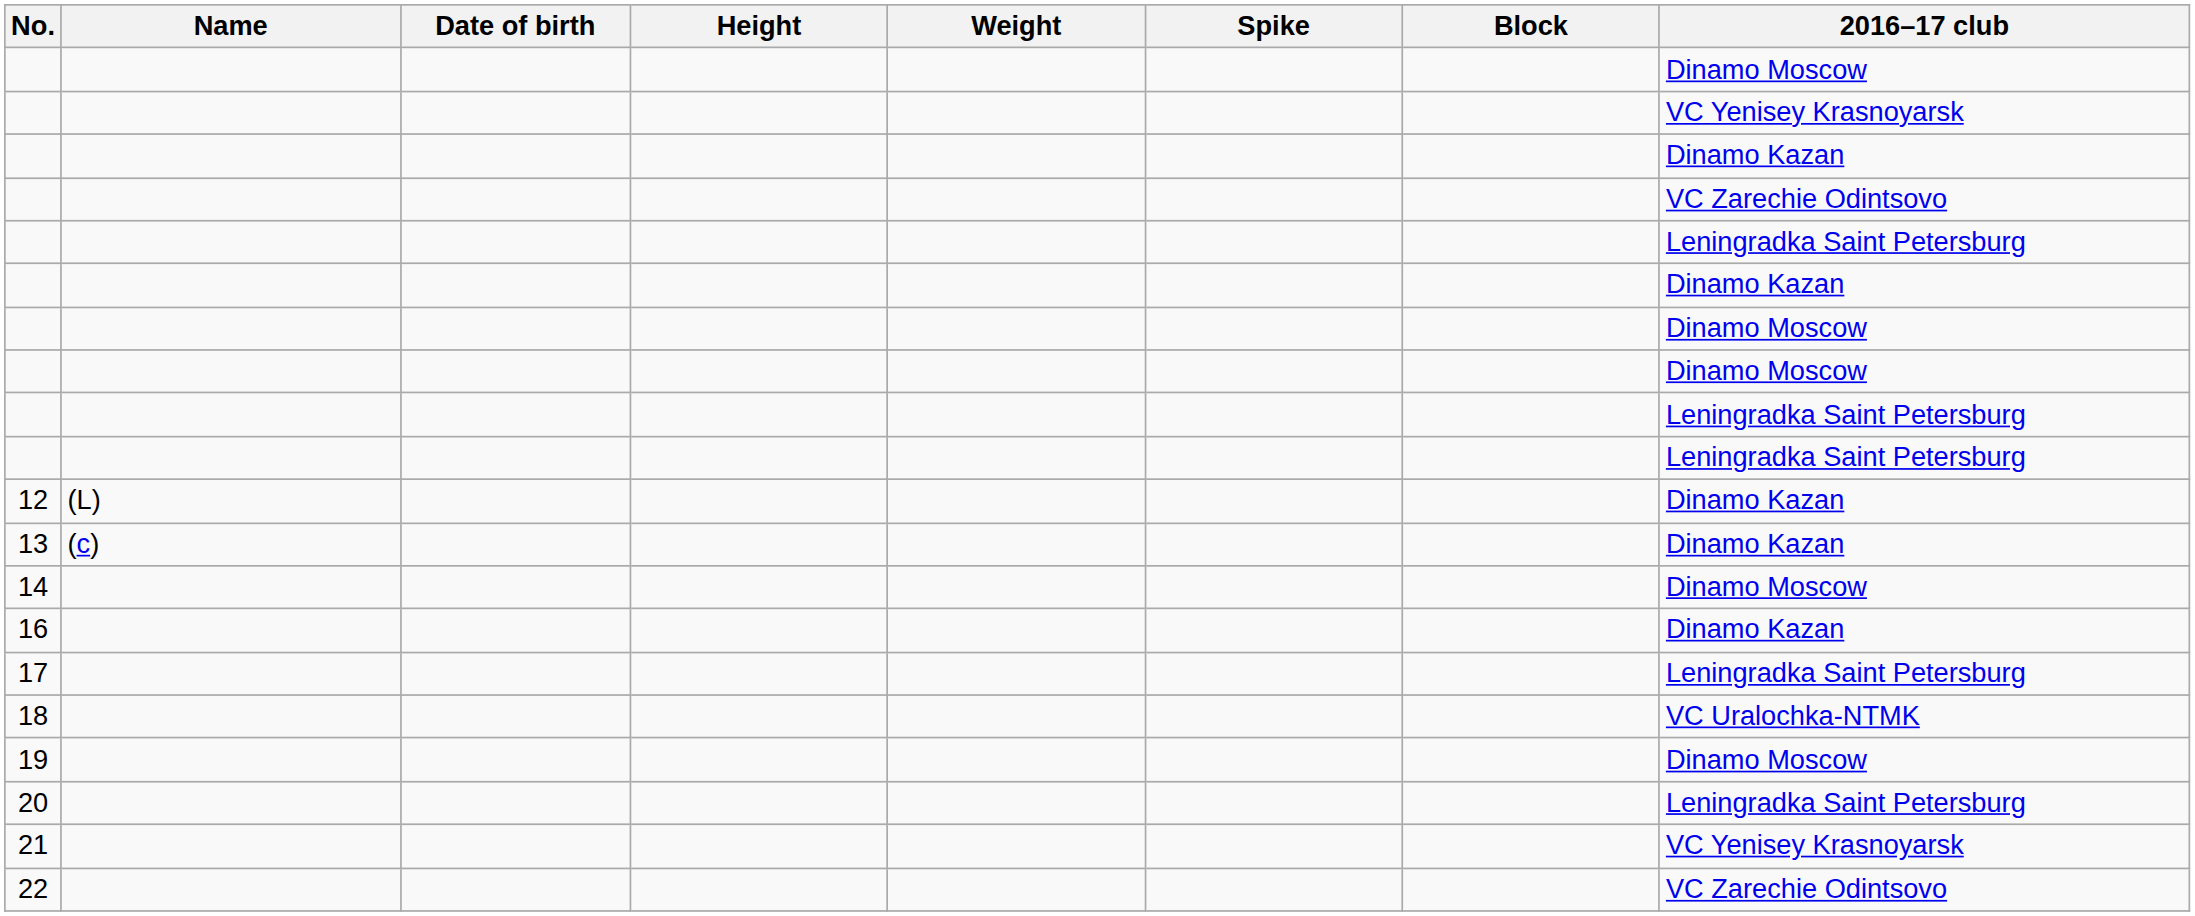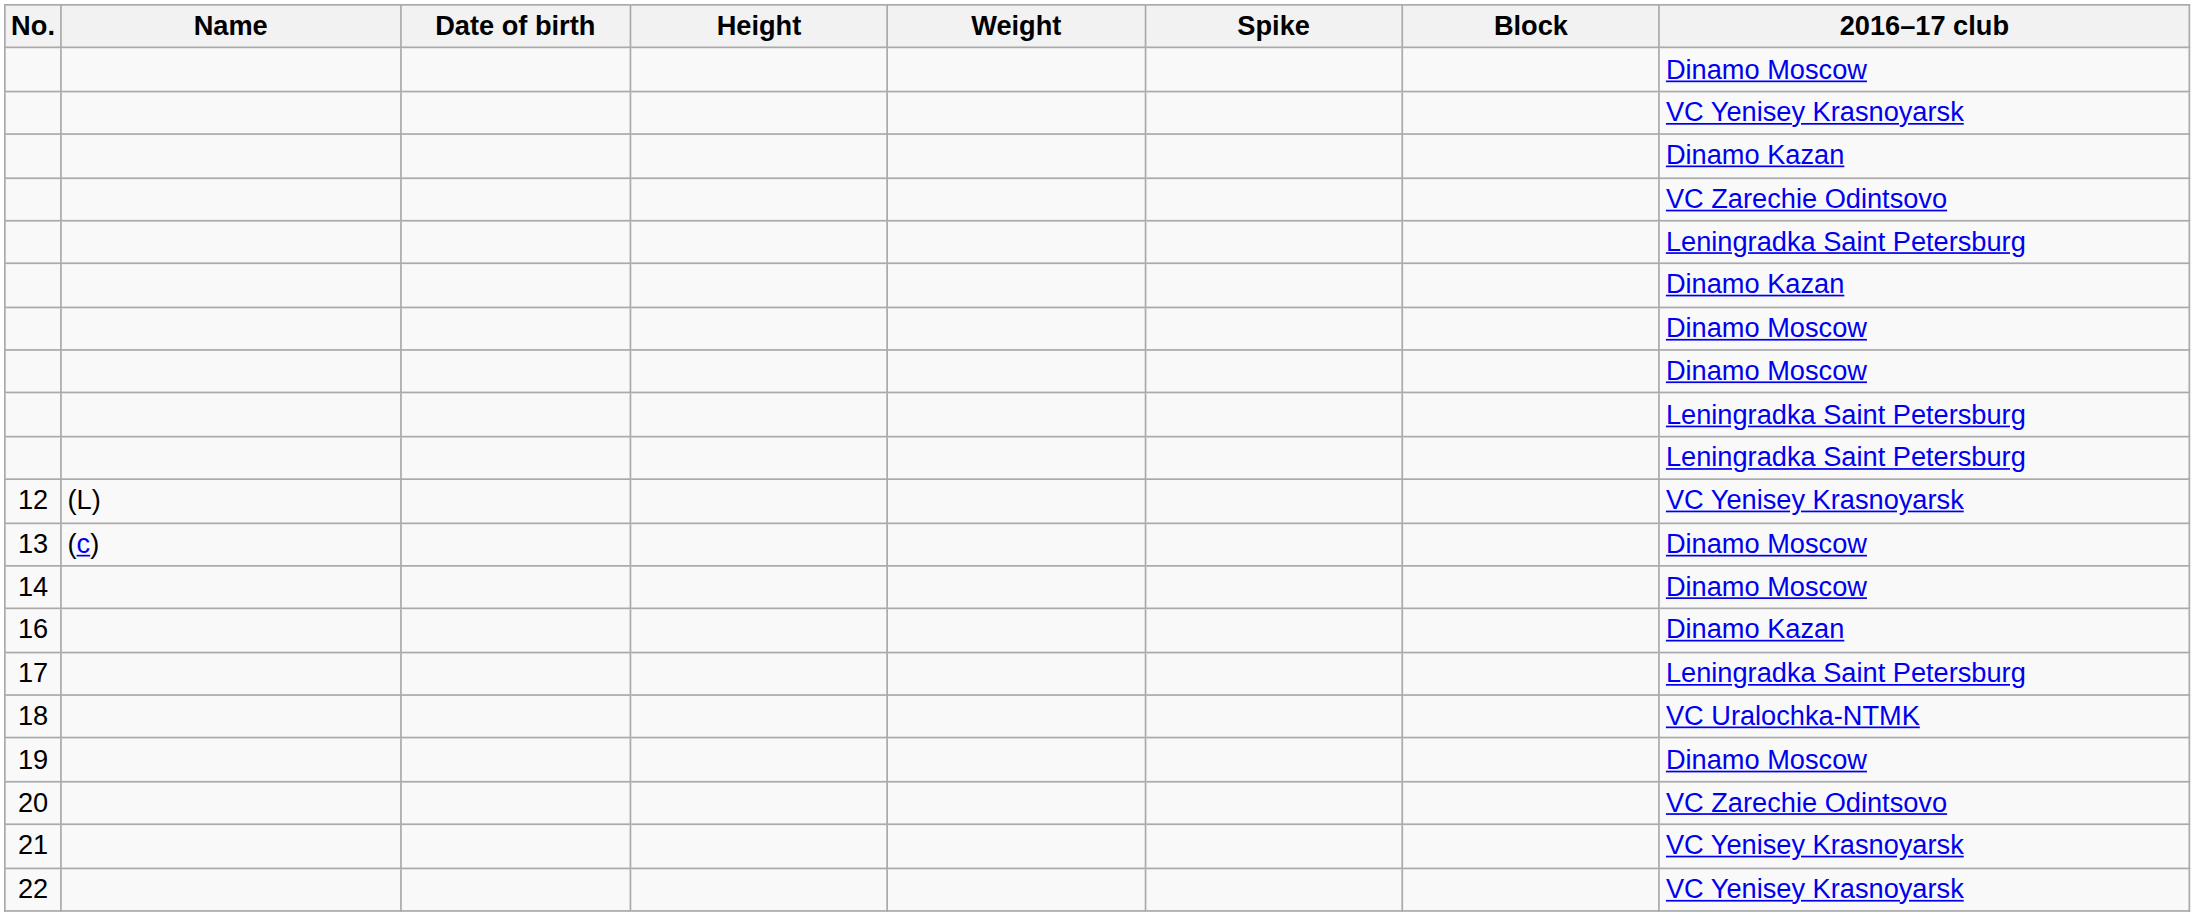(1755, 500) Dinamo Kazan -> (1815, 500) VC Yenisey Krasnoyarsk
(1755, 543) Dinamo Kazan -> (1766, 543) Dinamo Moscow
(1846, 802) Leningradka Saint Petersburg -> (1807, 802) VC Zarechie Odintsovo
(1807, 888) VC Zarechie Odintsovo -> (1815, 888) VC Yenisey Krasnoyarsk
